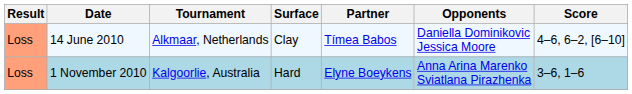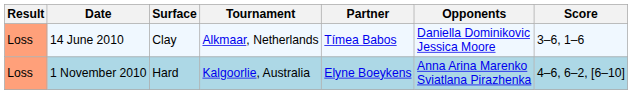columns swapped: (210, 14) <-> (296, 14)
(581, 40) 4–6, 6–2, [6–10] -> (561, 40) 3–6, 1–6
(561, 73) 3–6, 1–6 -> (581, 73) 4–6, 6–2, [6–10]
